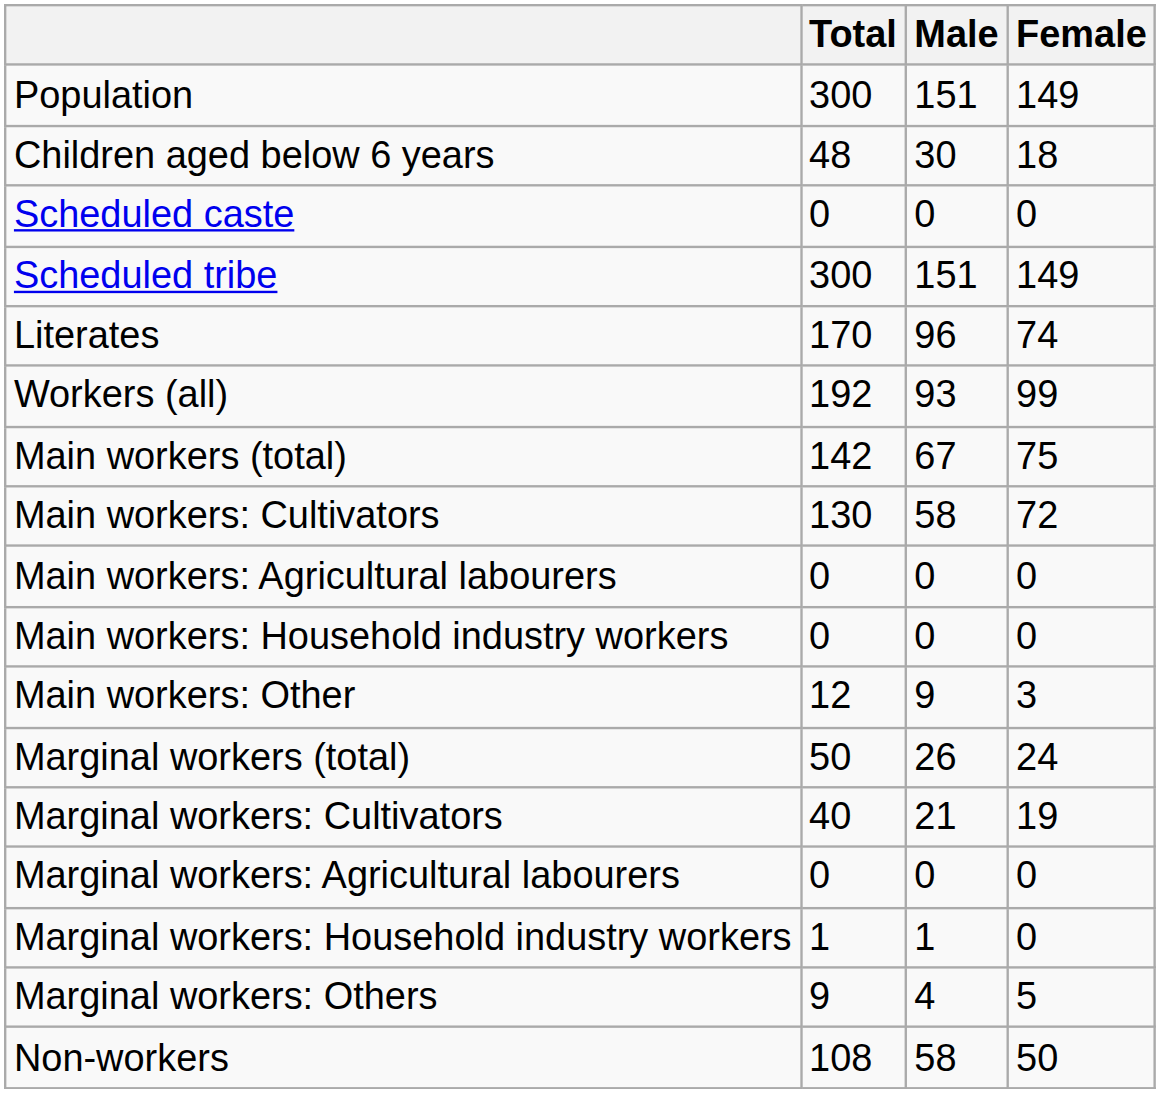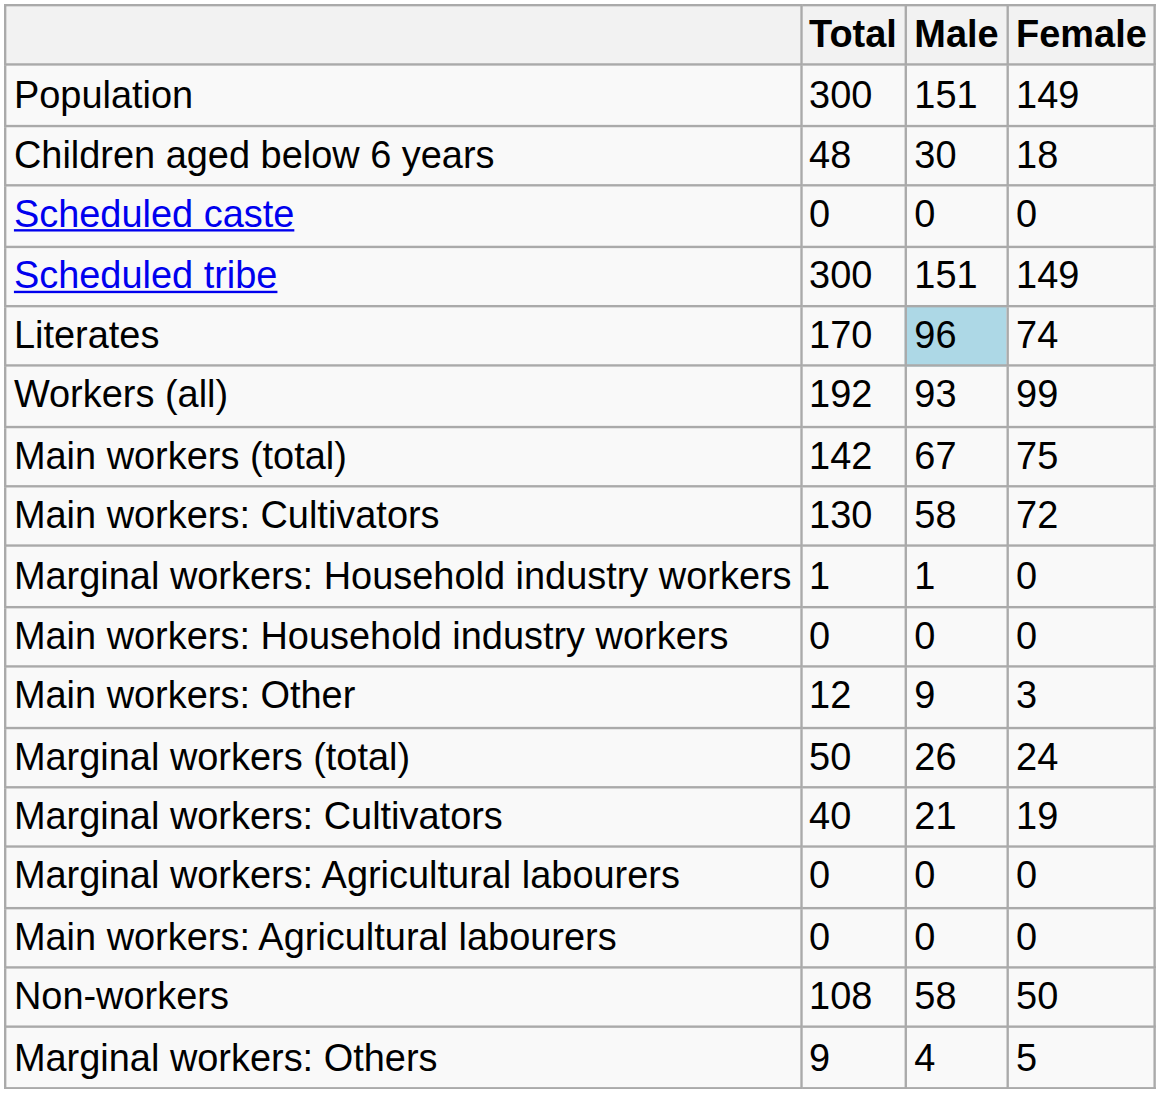(935, 335) no background -> (935, 335) lightblue background
rows swapped: (315, 575) <-> (403, 936)
rows swapped: (226, 996) <-> (121, 1056)
